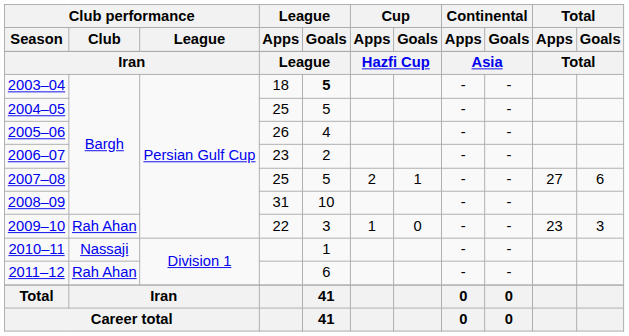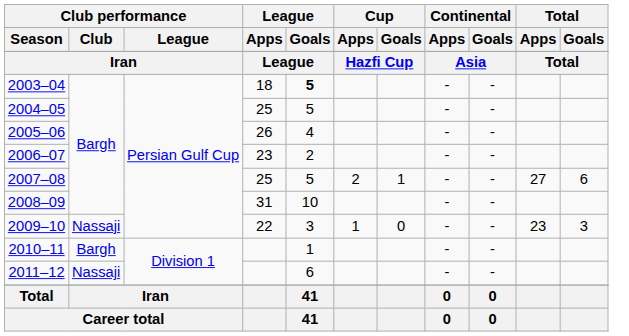(104, 226) Rah Ahan -> (96, 226) Nassaji
(104, 249) Nassaji -> (96, 249) Bargh
(104, 272) Rah Ahan -> (96, 272) Nassaji
